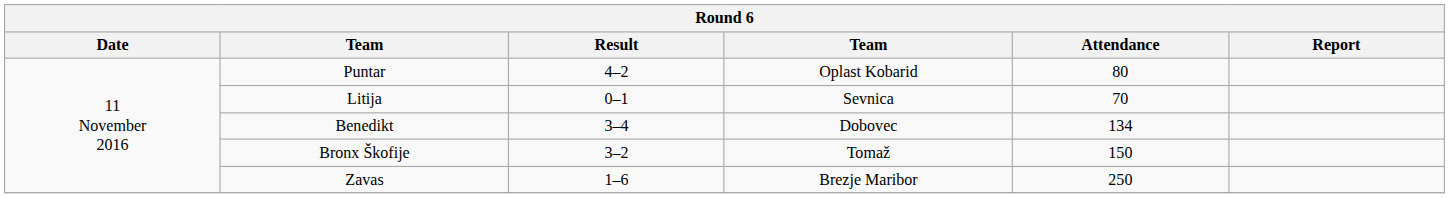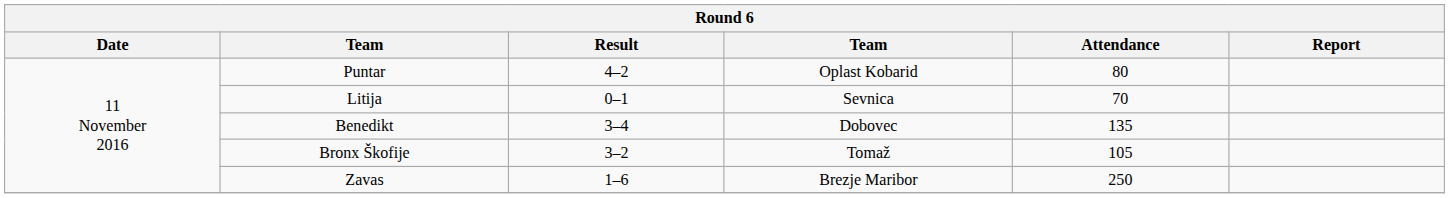(1120, 125) 134 -> (1120, 125) 135
(1120, 152) 150 -> (1120, 152) 105
